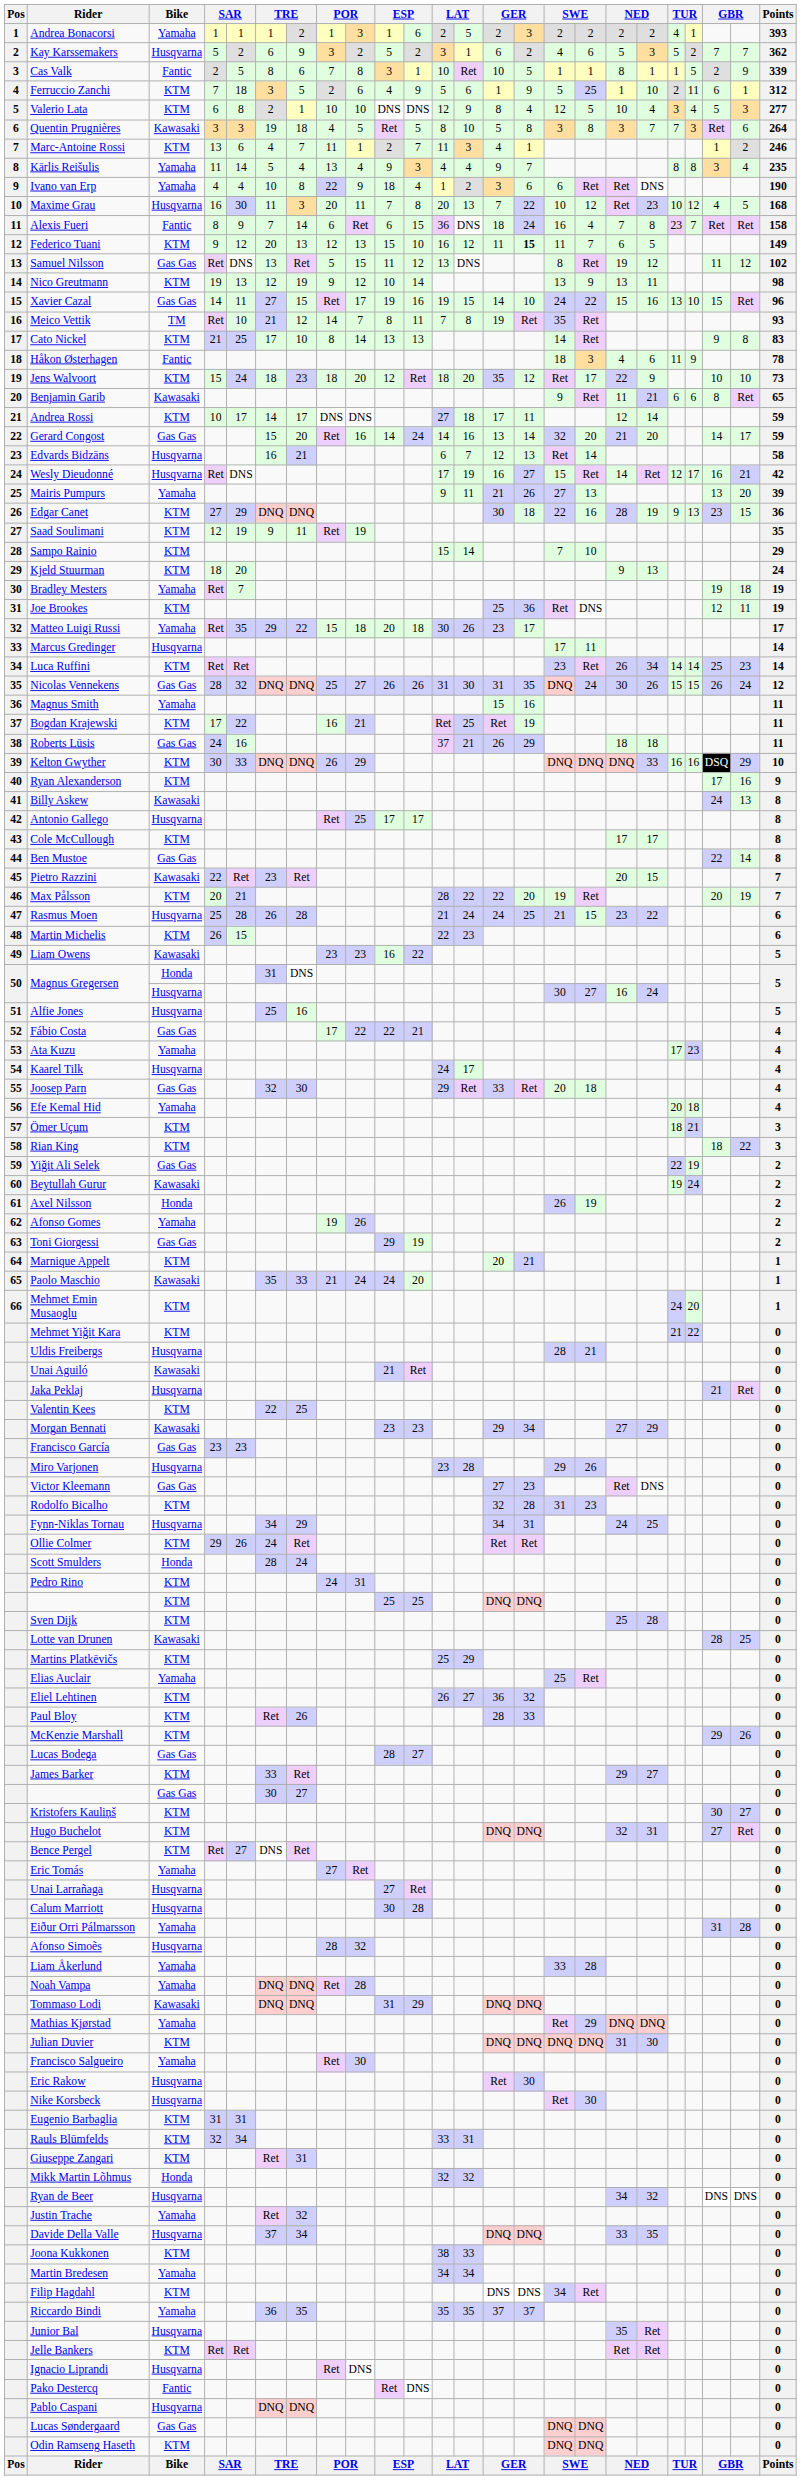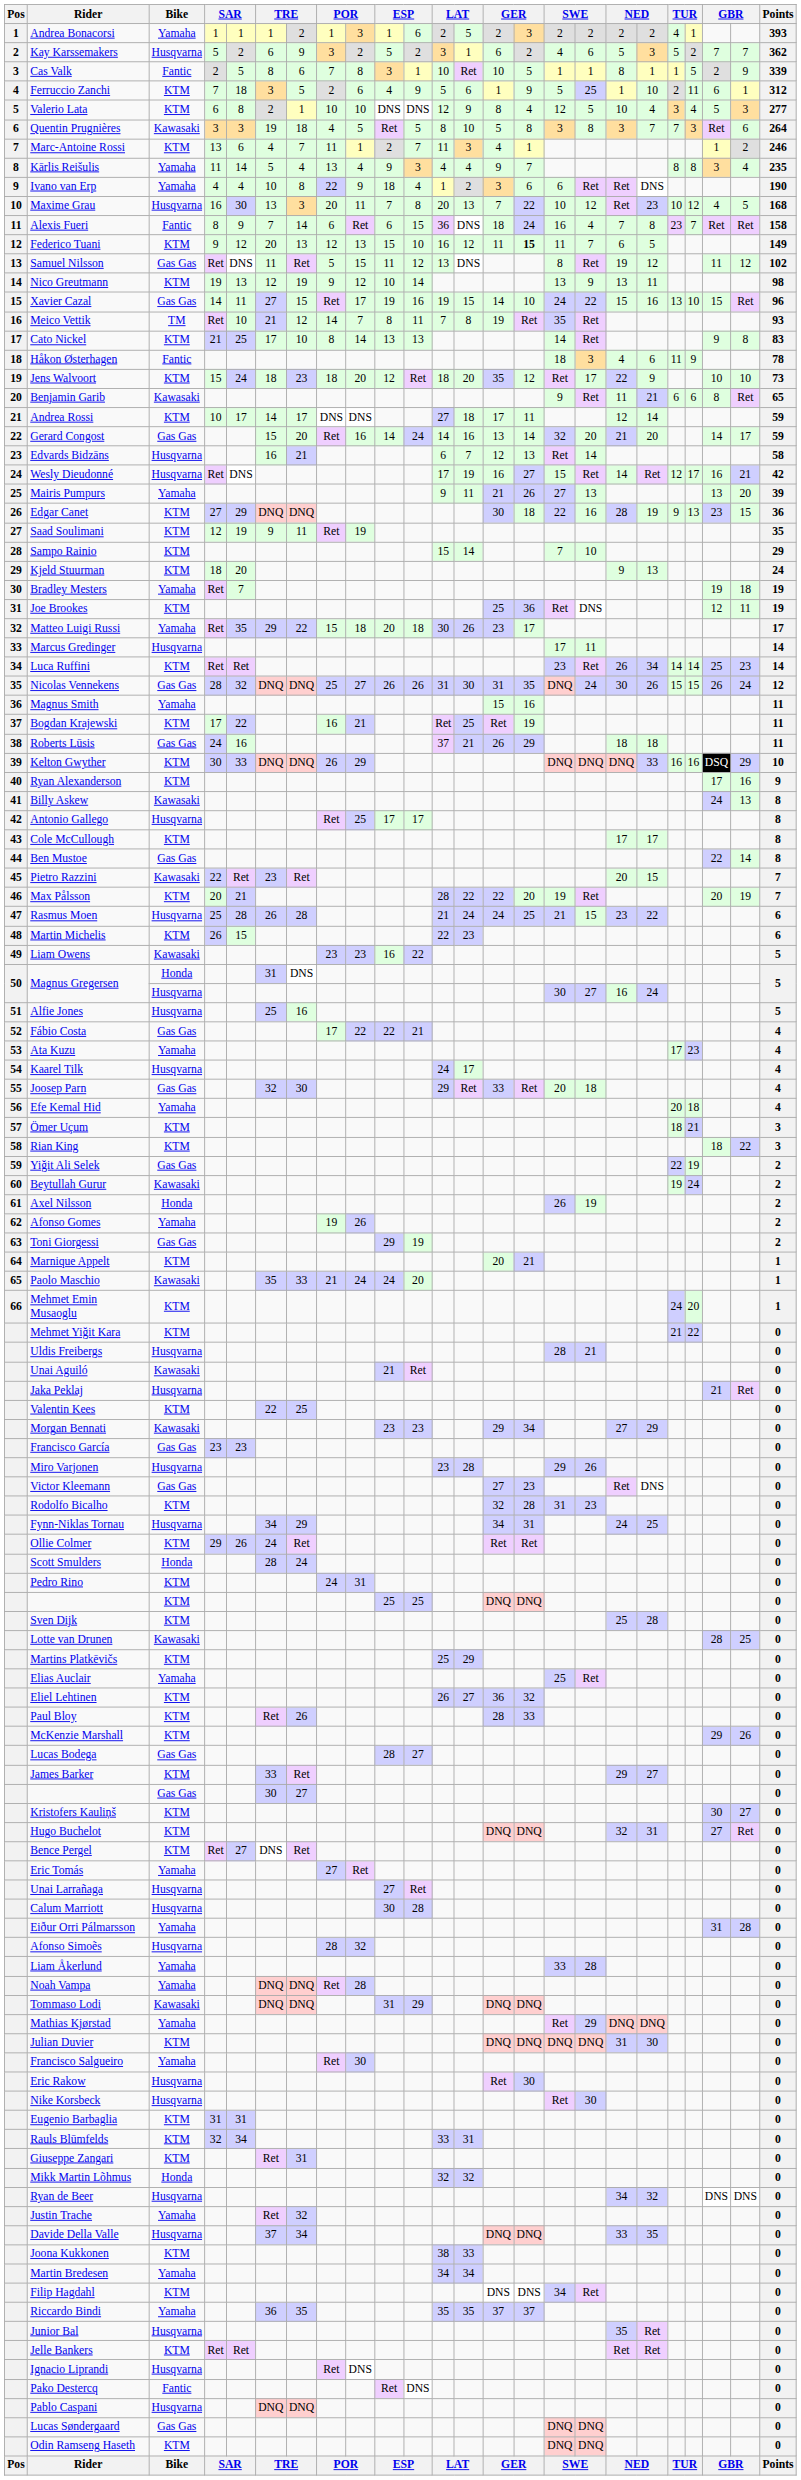(271, 205) 11 -> (271, 205) 13
(271, 263) 13 -> (271, 263) 11
